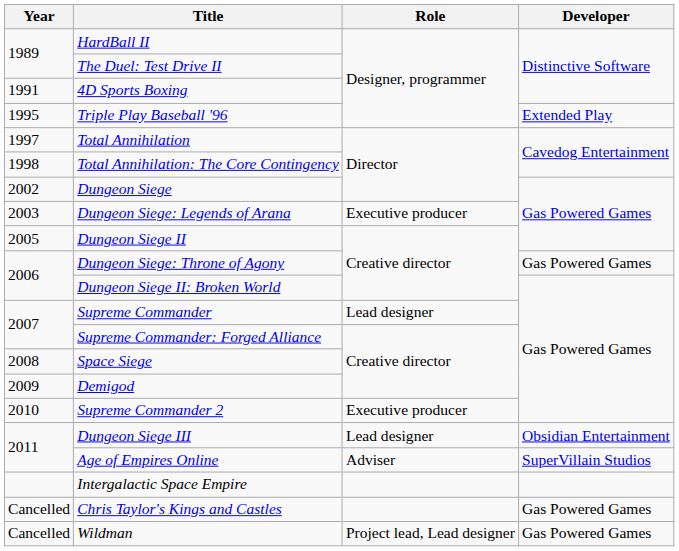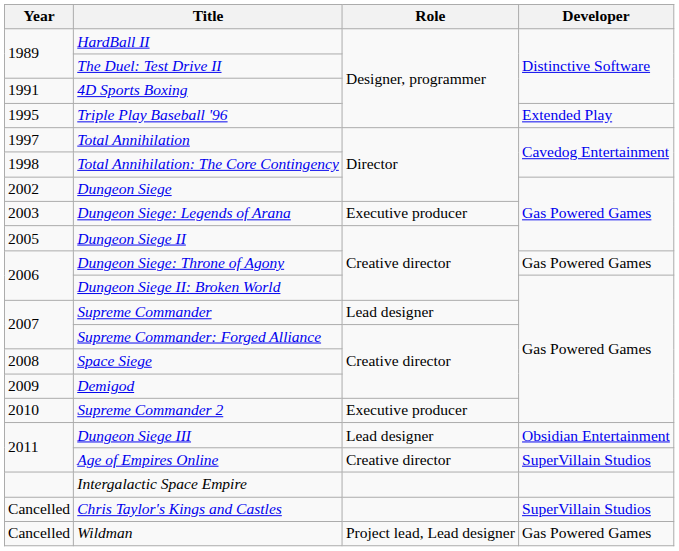(371, 459) Adviser -> (398, 459) Creative director
(587, 509) Gas Powered Games -> (586, 509) SuperVillain Studios
